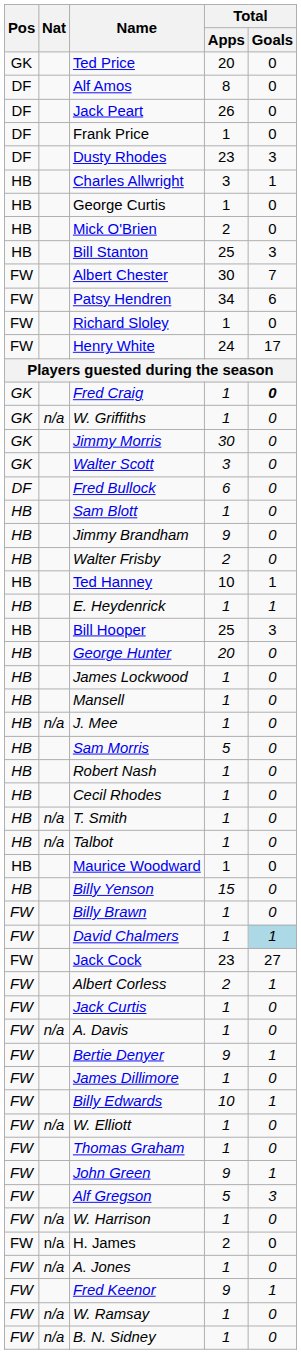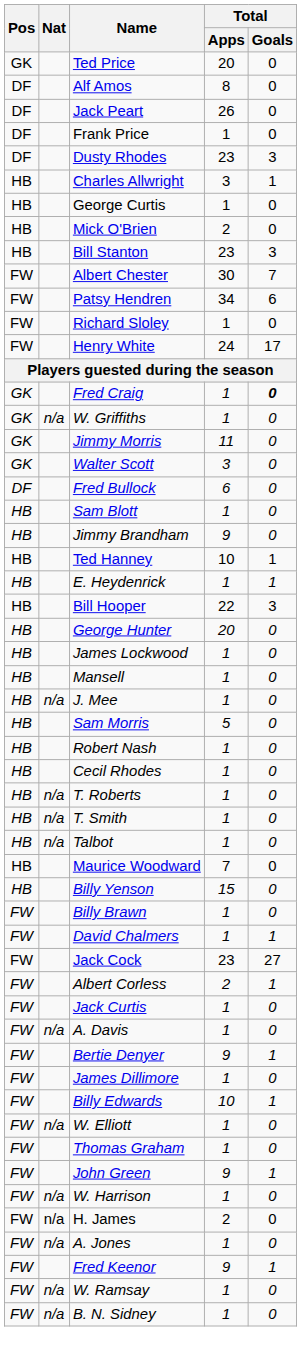(226, 252) 25 -> (226, 252) 23
(226, 441) 30 -> (226, 441) 11
- row: (117, 559)
(226, 629) 25 -> (226, 606) 22
+ row: (107, 795)
(226, 865) 1 -> (226, 865) 7
(272, 936) lightblue background -> (272, 936) no background
- row: (112, 1196)
